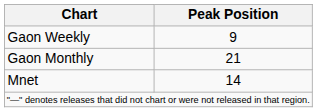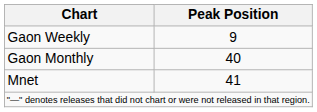(233, 59) 21 -> (233, 59) 40
(233, 80) 14 -> (233, 80) 41
